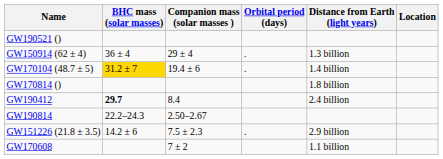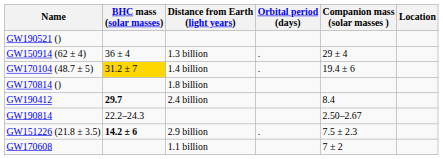columns swapped: (204, 17) <-> (352, 17)
(121, 131) normal -> (121, 131) bold
